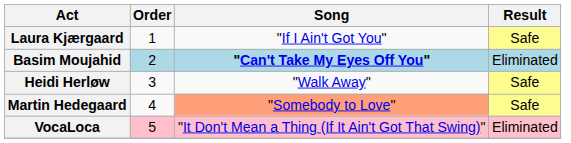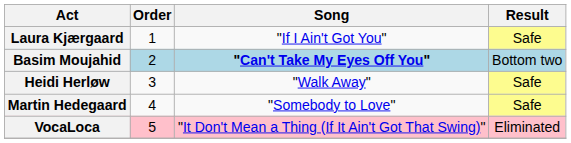(525, 60) Eliminated -> (527, 60) Bottom two
(332, 104) lightsalmon background -> (332, 104) no background
